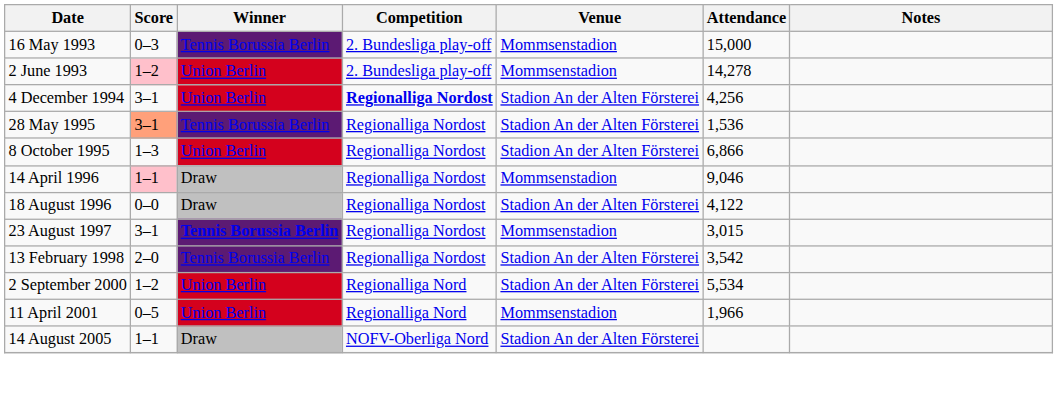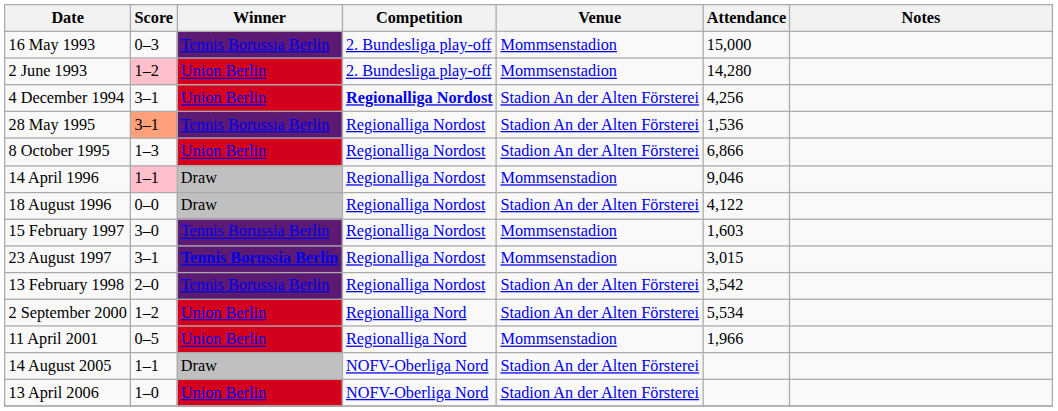(729, 71) 14,278 -> (729, 71) 14,280
+ row: (66, 232)
+ row: (54, 392)
